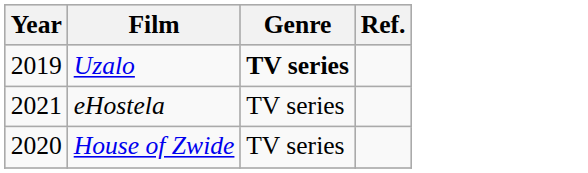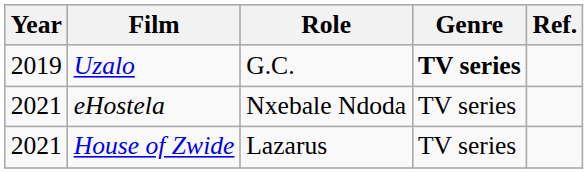+ column: (326, 24)
(36, 146) 2020 -> (36, 146) 2021
